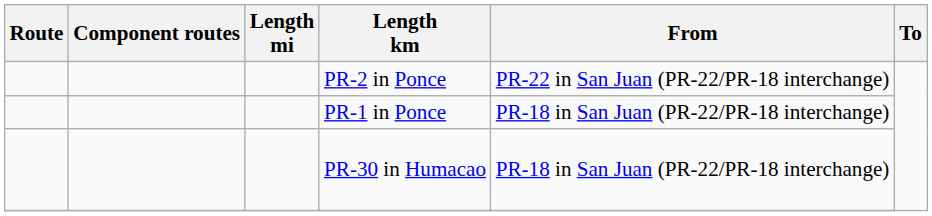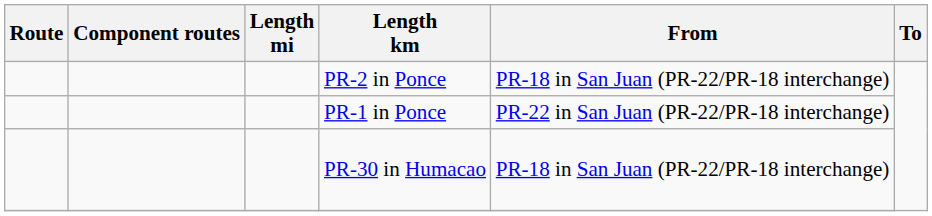(693, 78) PR-22 in San Juan (PR-22/PR-18 interchange) -> (693, 78) PR-18 in San Juan (PR-22/PR-18 interchange)
(693, 111) PR-18 in San Juan (PR-22/PR-18 interchange) -> (693, 111) PR-22 in San Juan (PR-22/PR-18 interchange)
